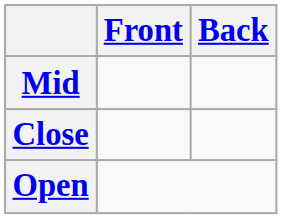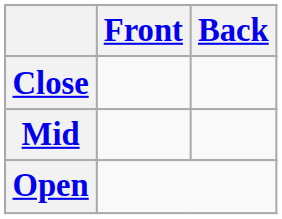rows swapped: (51, 133) <-> (51, 82)
